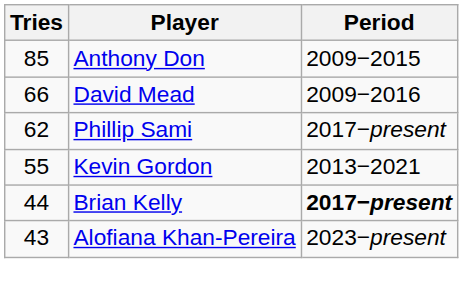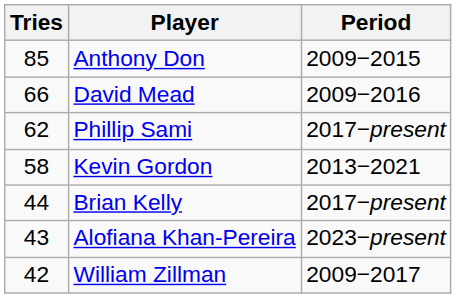(36, 166) 55 -> (36, 166) 58
(379, 202) bold -> (376, 202) normal
+ row: (150, 274)
